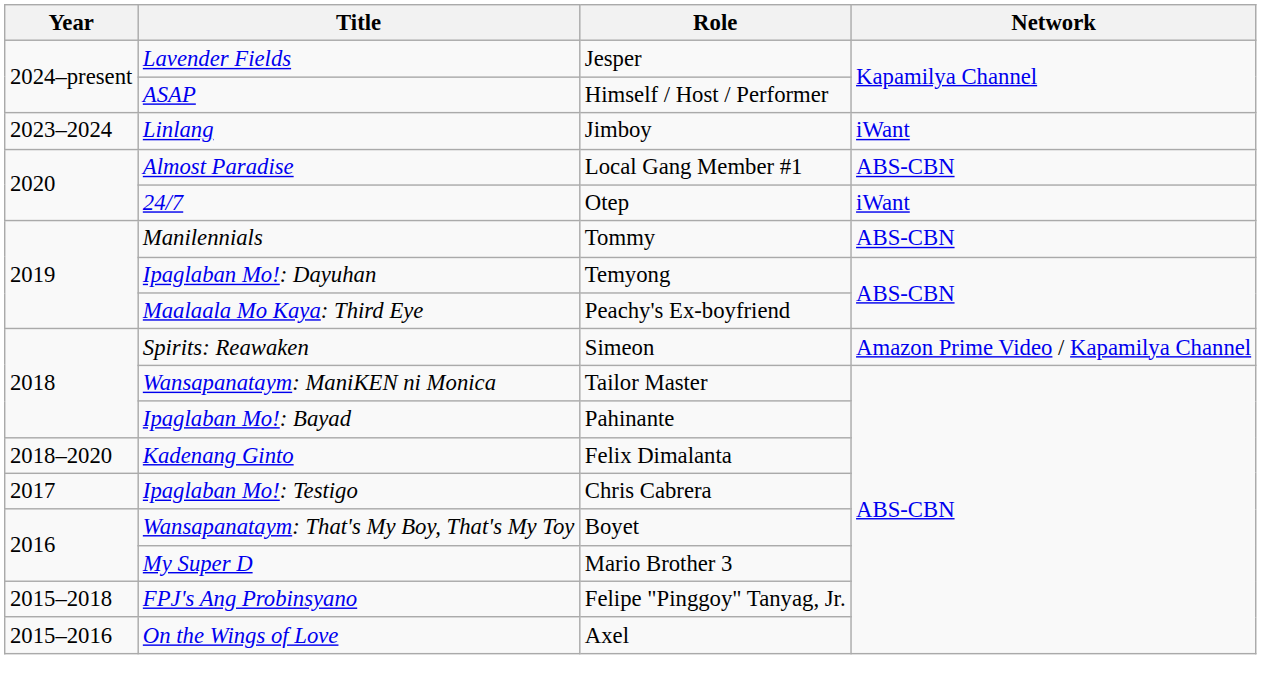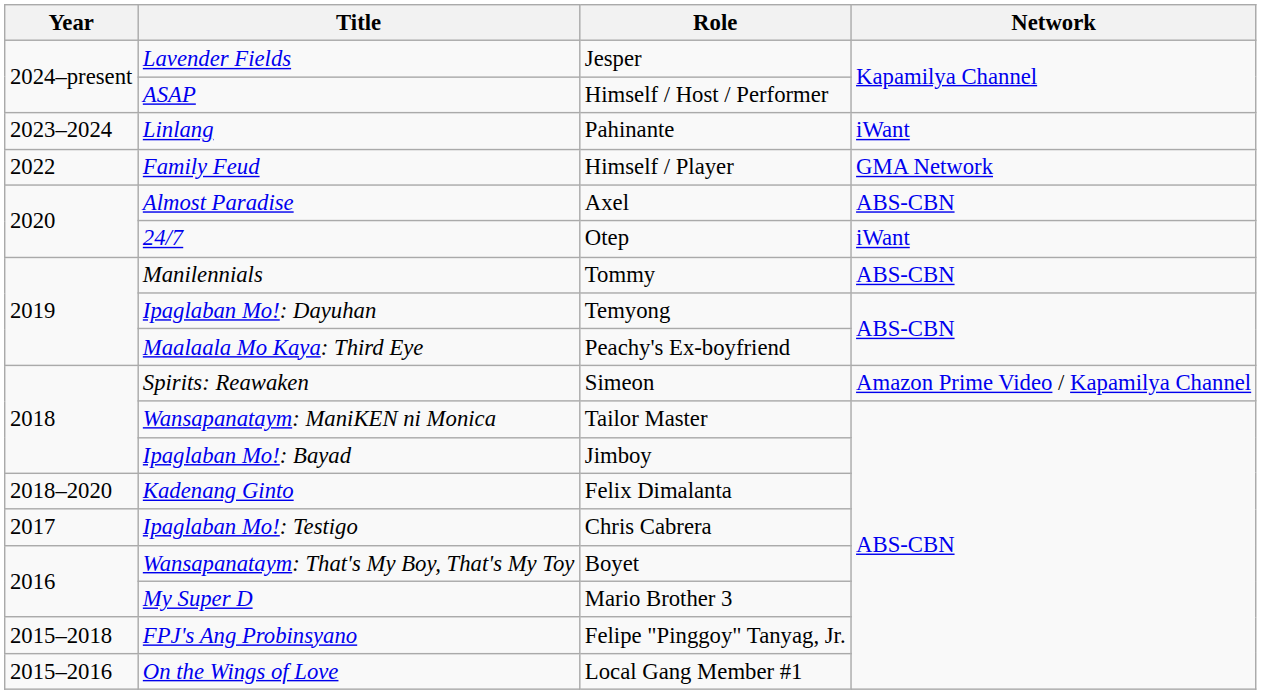(618, 130) Jimboy -> (630, 130) Pahinante
+ row: (201, 166)
(694, 166) Local Gang Member #1 -> (607, 202) Axel
(630, 418) Pahinante -> (618, 454) Jimboy
(607, 635) Axel -> (694, 671) Local Gang Member #1
